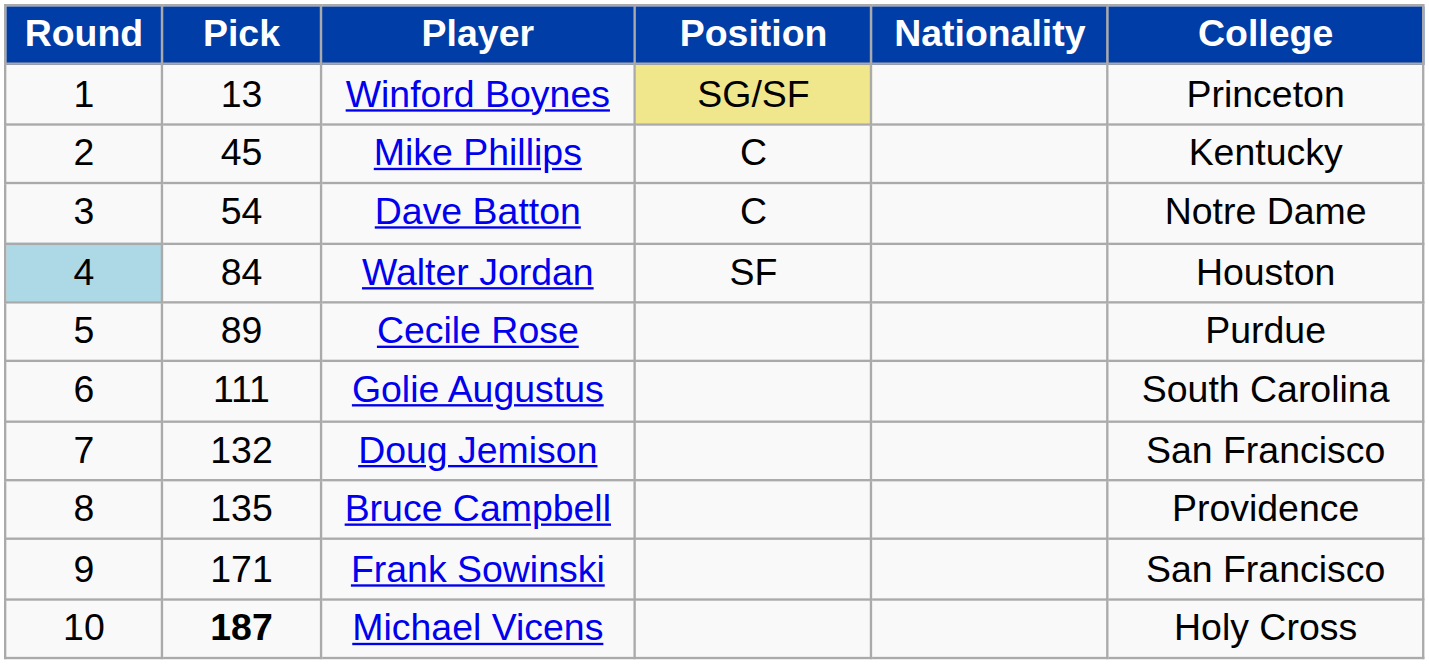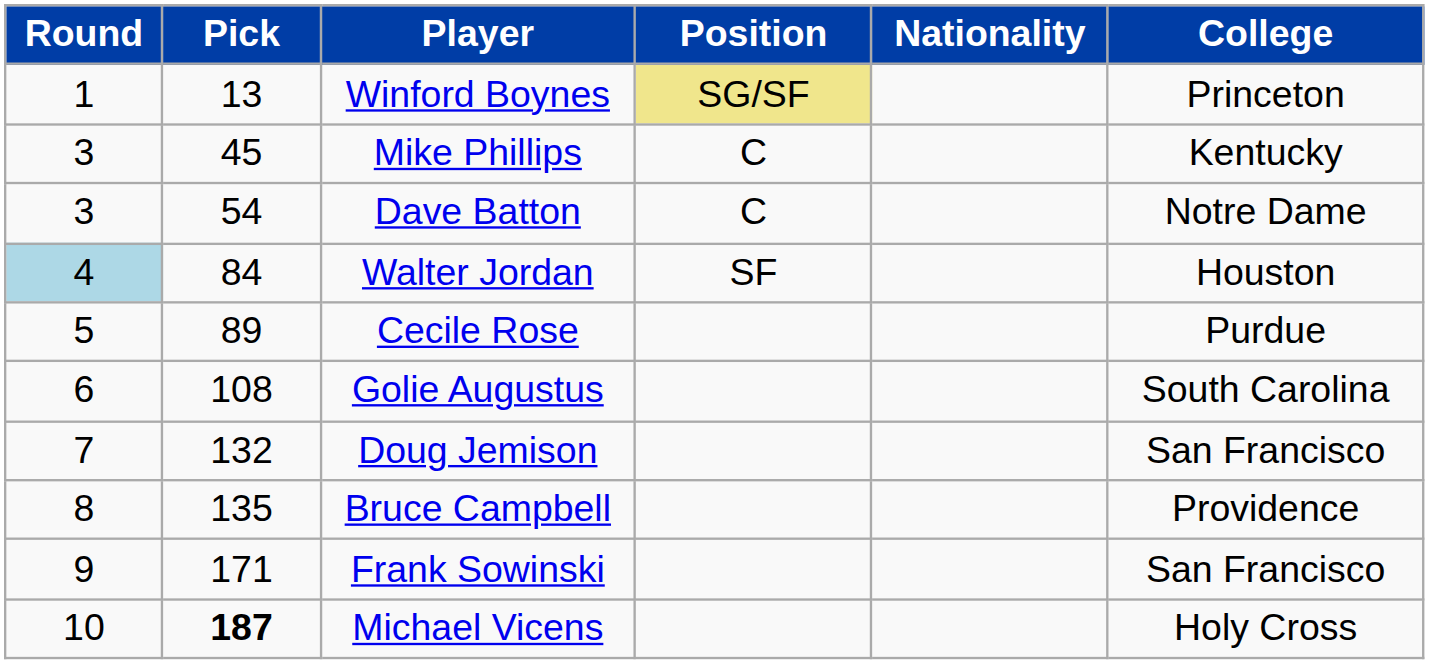(84, 152) 2 -> (84, 152) 3
(241, 390) 111 -> (241, 390) 108
